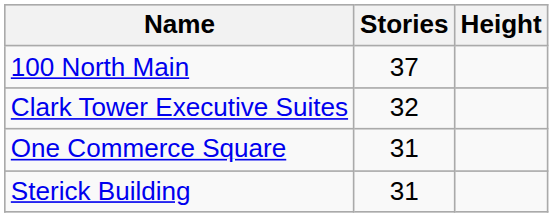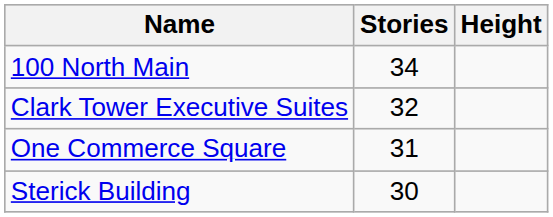(404, 66) 37 -> (404, 66) 34
(404, 190) 31 -> (404, 190) 30
